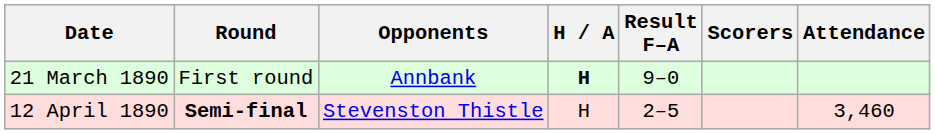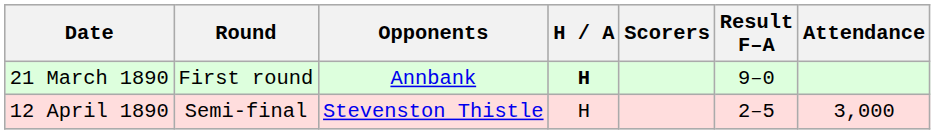columns swapped: (661, 33) <-> (750, 33)
(246, 111) bold -> (246, 111) normal
(864, 111) 3,460 -> (864, 111) 3,000
